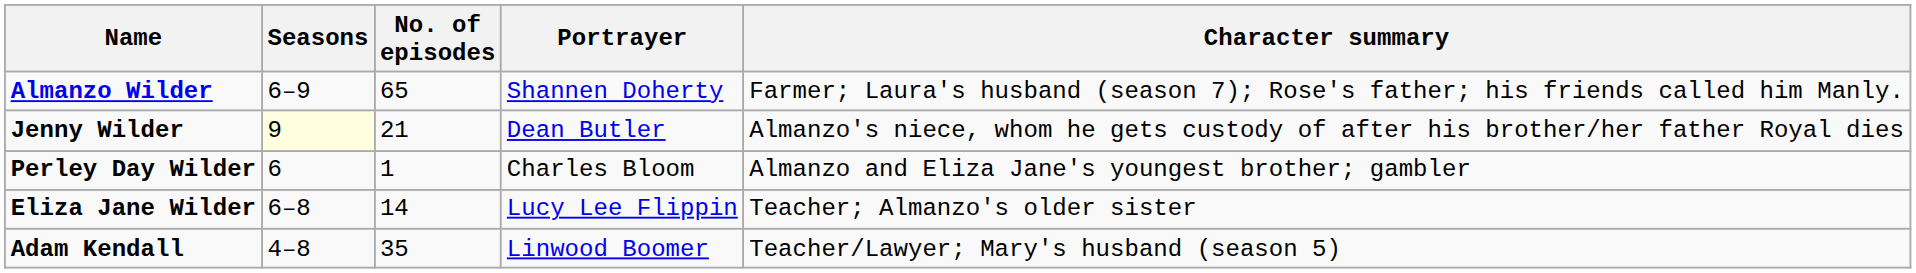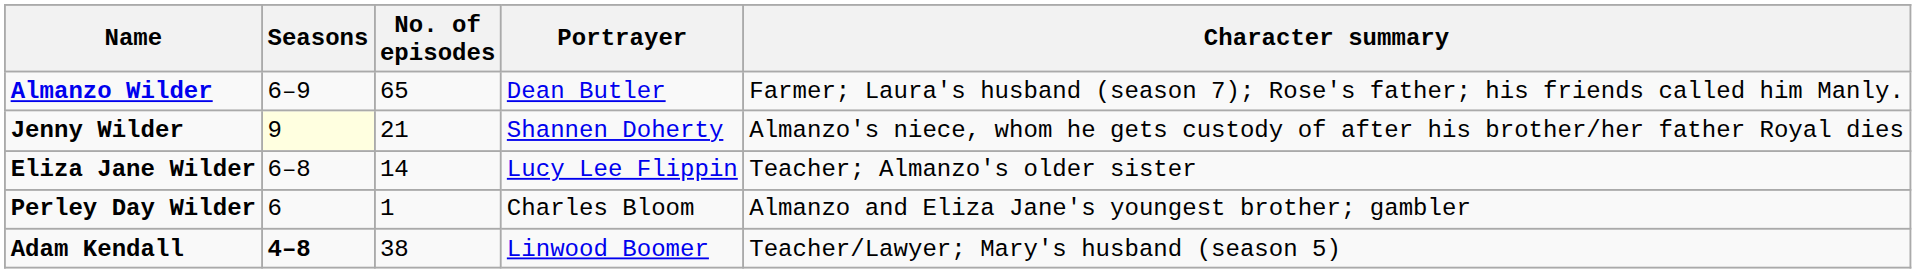(615, 91) Shannen Doherty -> (586, 91) Dean Butler
(586, 131) Dean Butler -> (615, 131) Shannen Doherty
rows swapped: (133, 209) <-> (133, 170)
(289, 248) normal -> (289, 248) bold
(394, 248) 35 -> (394, 248) 38
